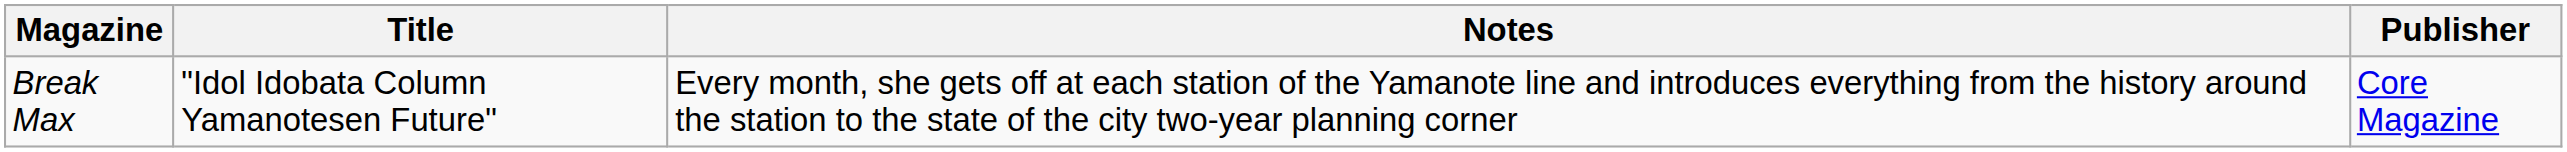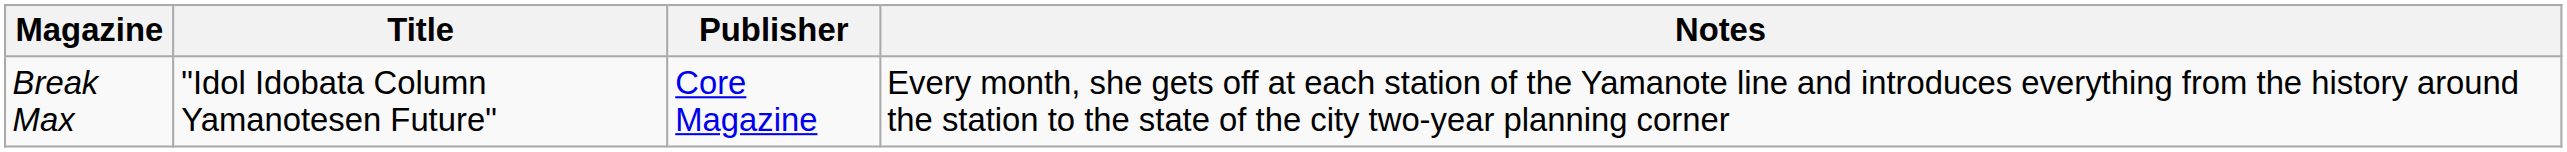columns swapped: (2455, 30) <-> (1508, 30)
